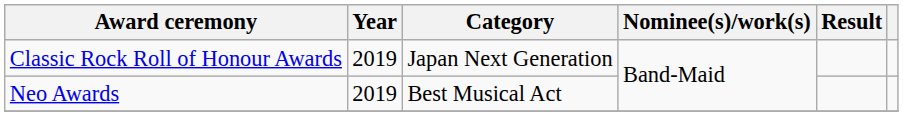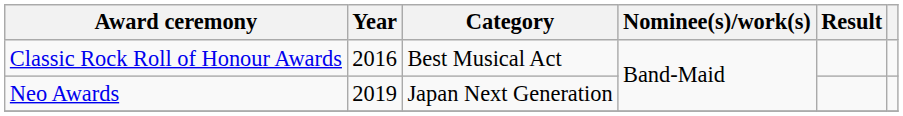(375, 57) 2019 -> (375, 57) 2016
(510, 57) Japan Next Generation -> (485, 57) Best Musical Act
(485, 93) Best Musical Act -> (510, 93) Japan Next Generation
